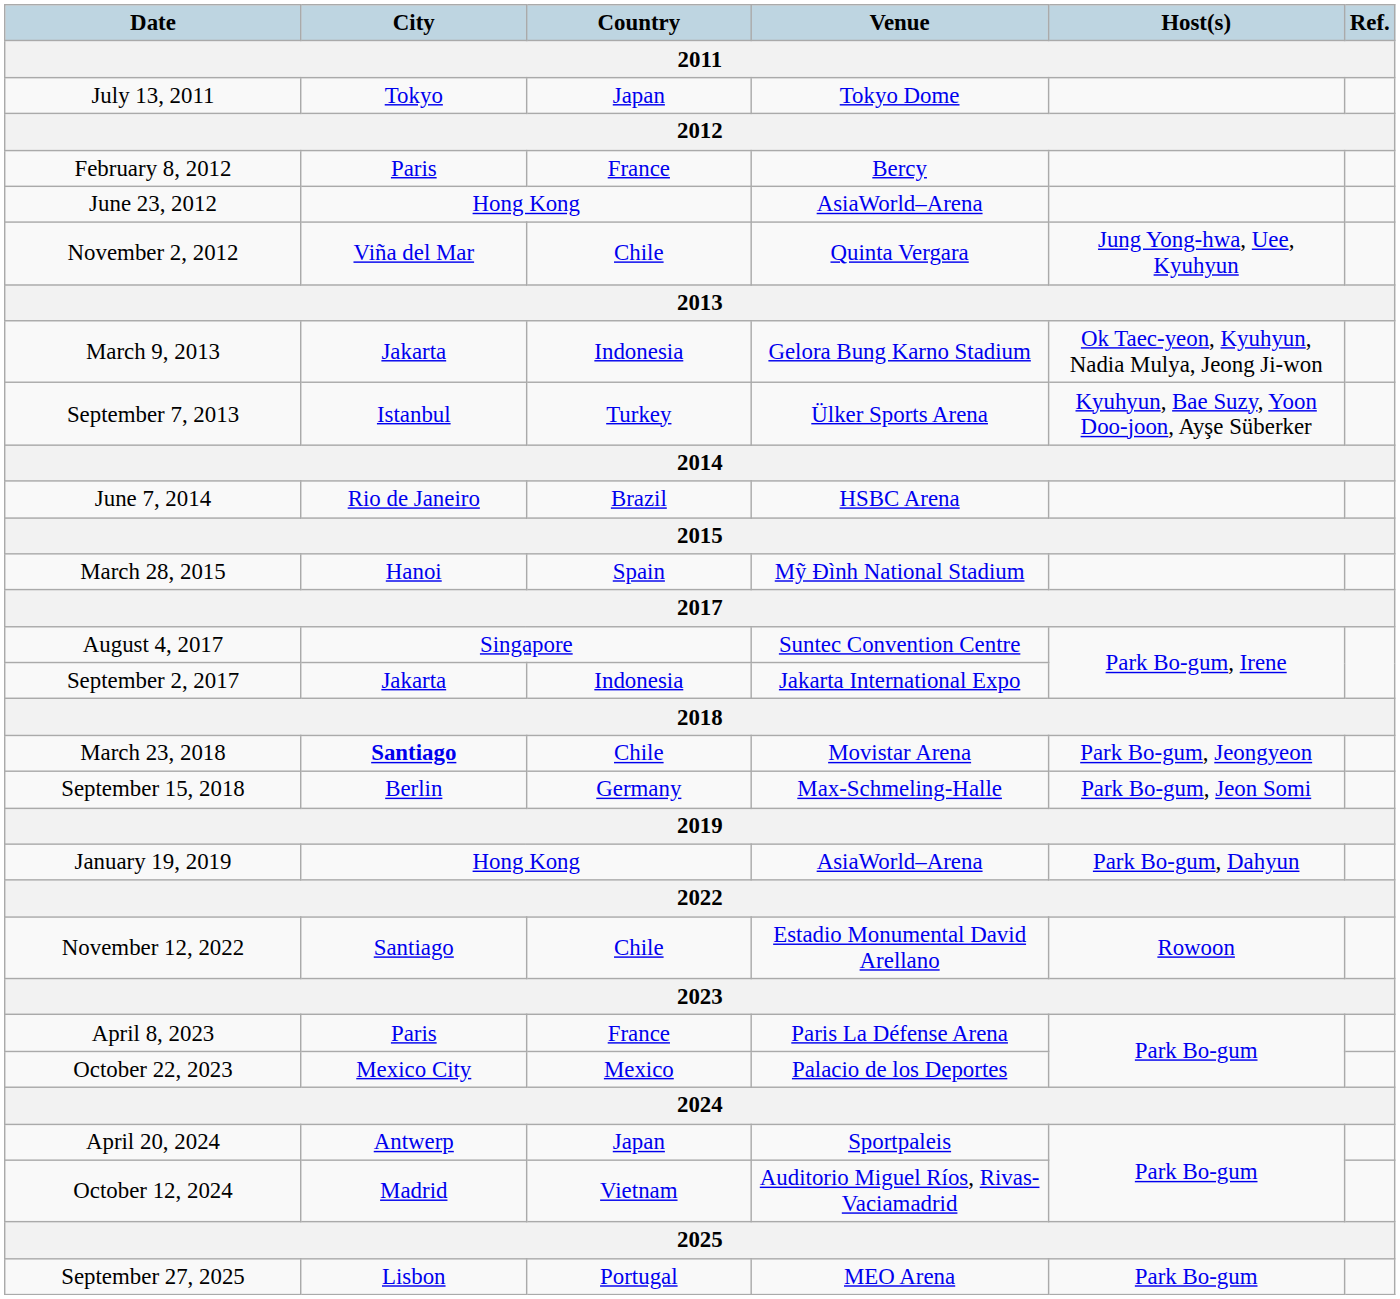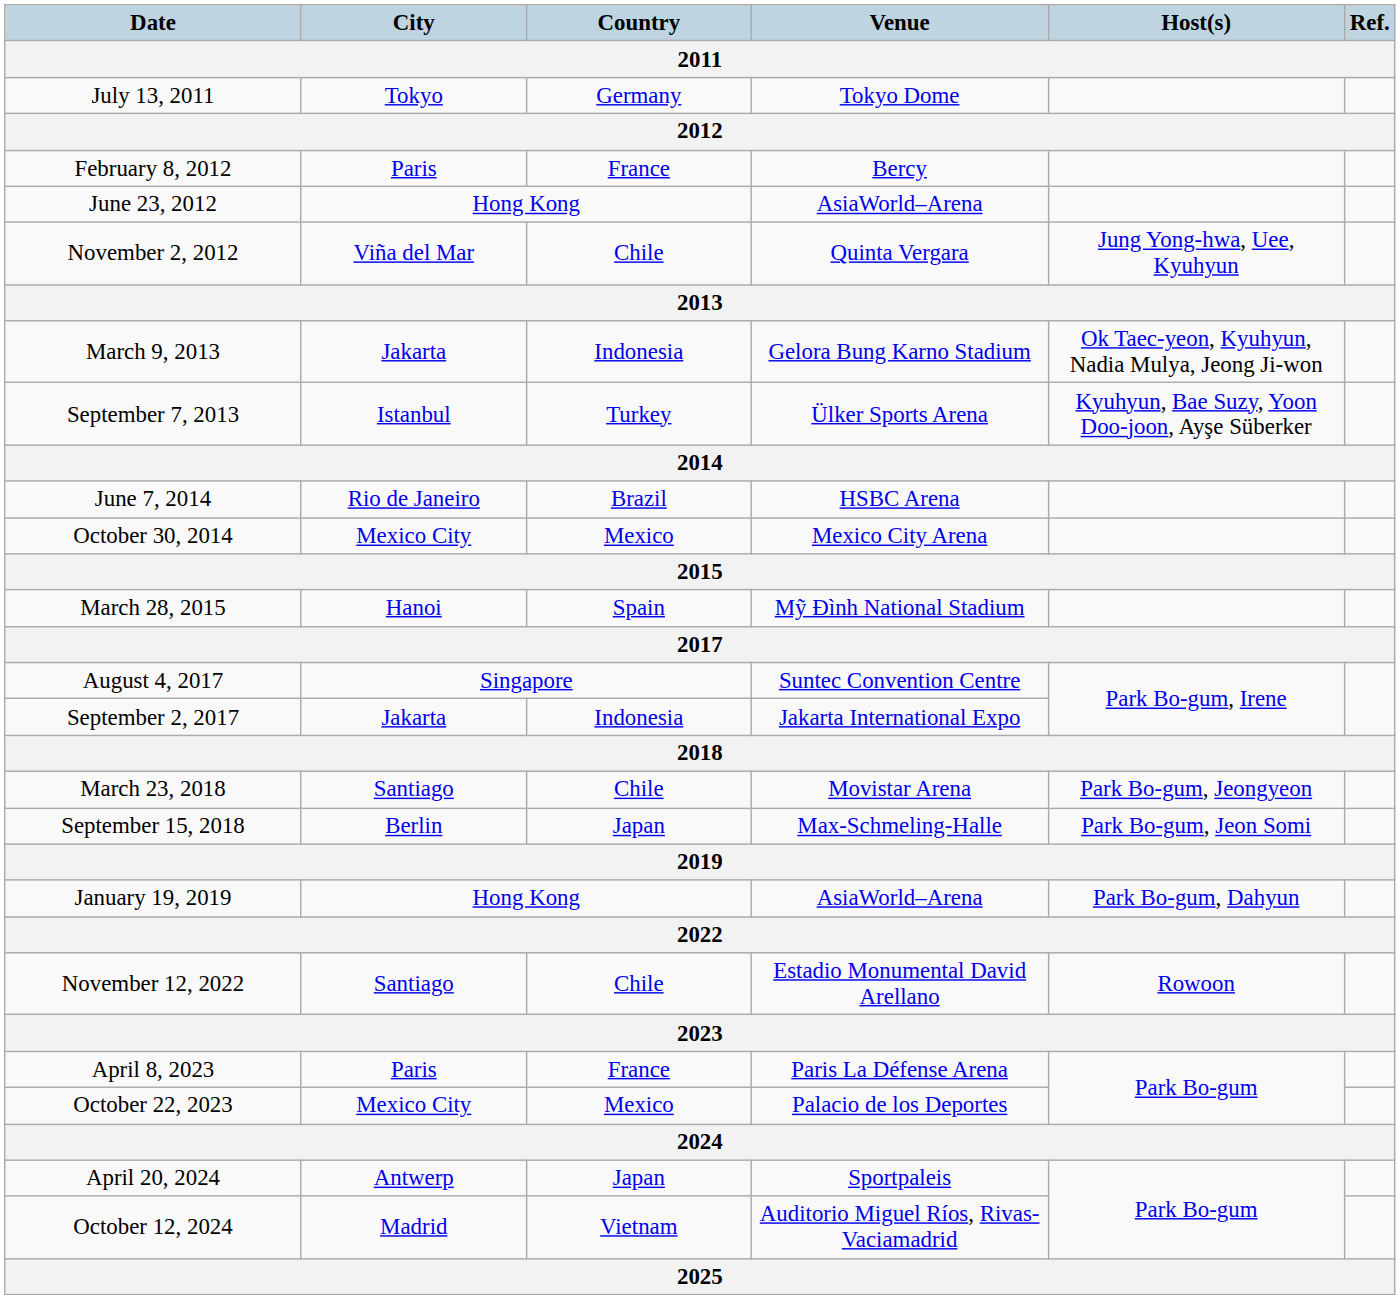(639, 95) Japan -> (639, 95) Germany
+ row: (153, 535)
(414, 753) bold -> (414, 789) normal
(639, 789) Germany -> (639, 825) Japan
- row: (153, 1276)
